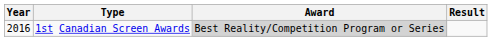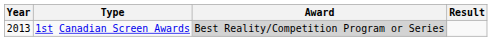(19, 29) 2016 -> (19, 29) 2013
